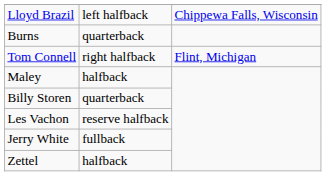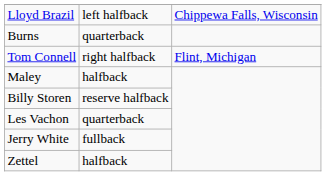(113, 98) quarterback -> (125, 98) reserve halfback
(125, 118) reserve halfback -> (113, 118) quarterback
